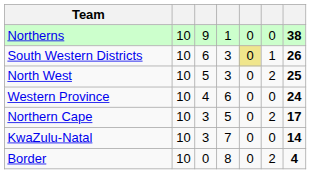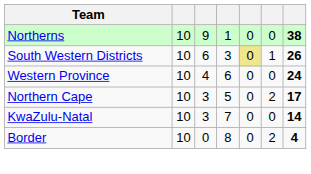- row: (40, 76)
